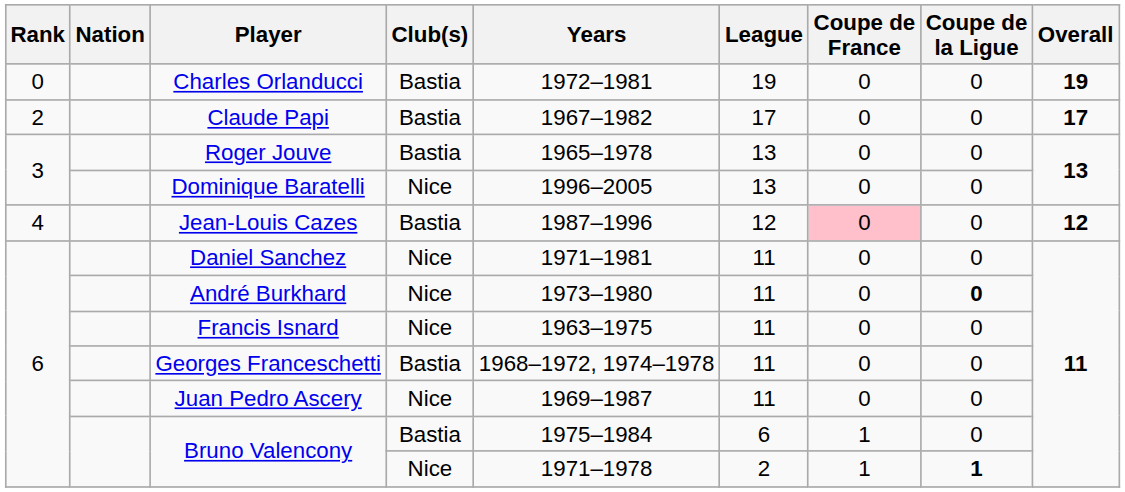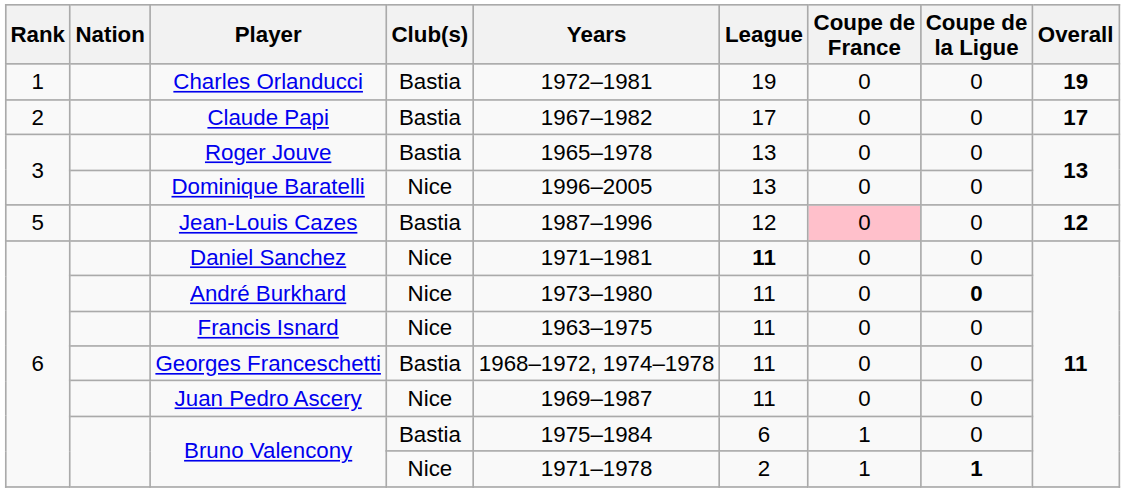(38, 82) 0 -> (38, 82) 1
(38, 222) 4 -> (38, 222) 5
(764, 258) normal -> (764, 258) bold
